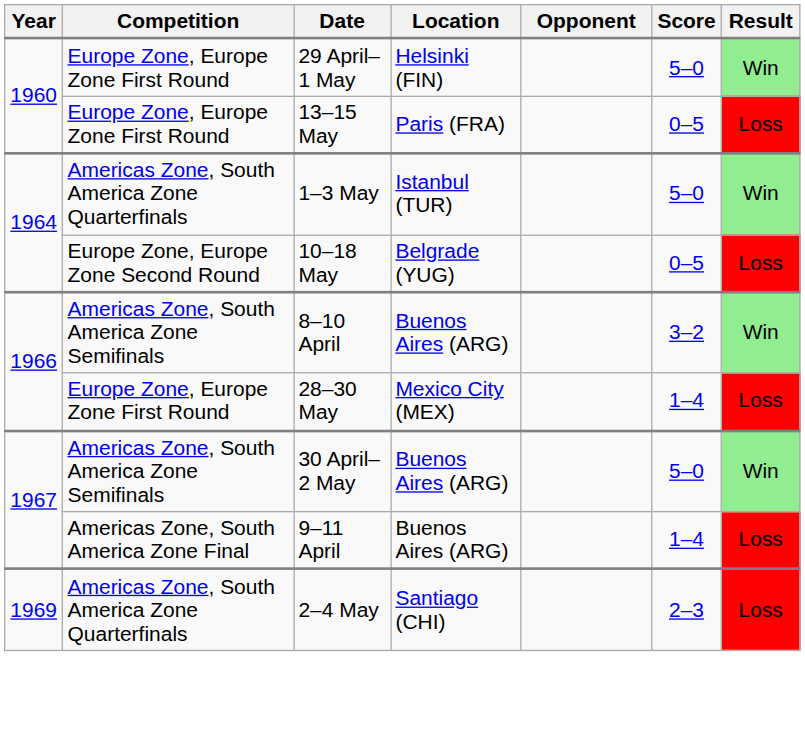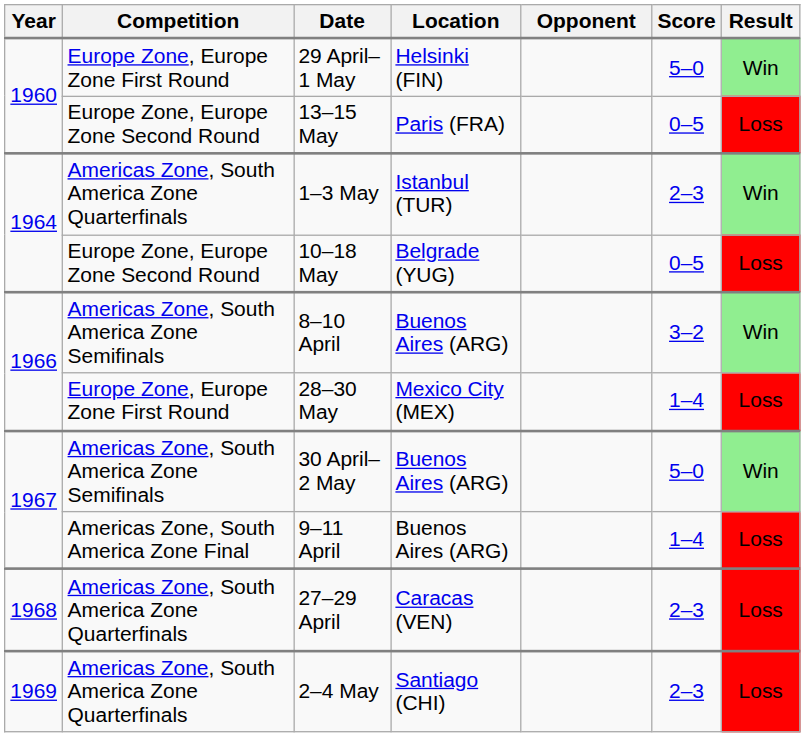(168, 124) Europe Zone, Europe Zone First Round -> (168, 124) Europe Zone, Europe Zone Second Round
(687, 194) 5–0 -> (687, 194) 2–3
+ row: (328, 609)
